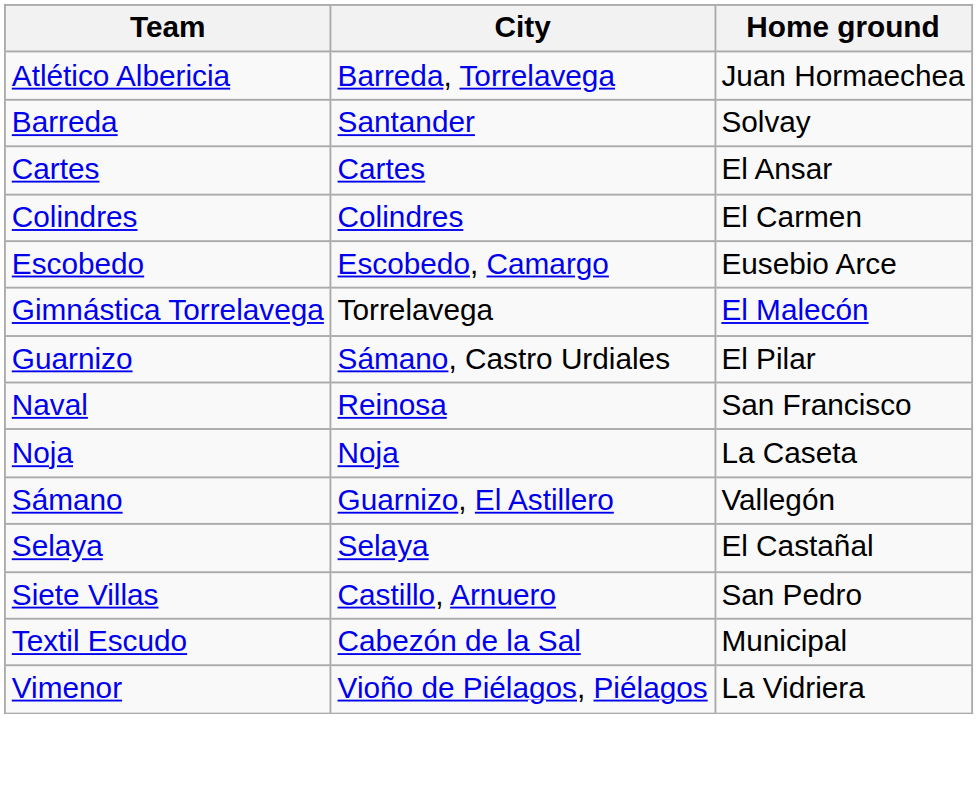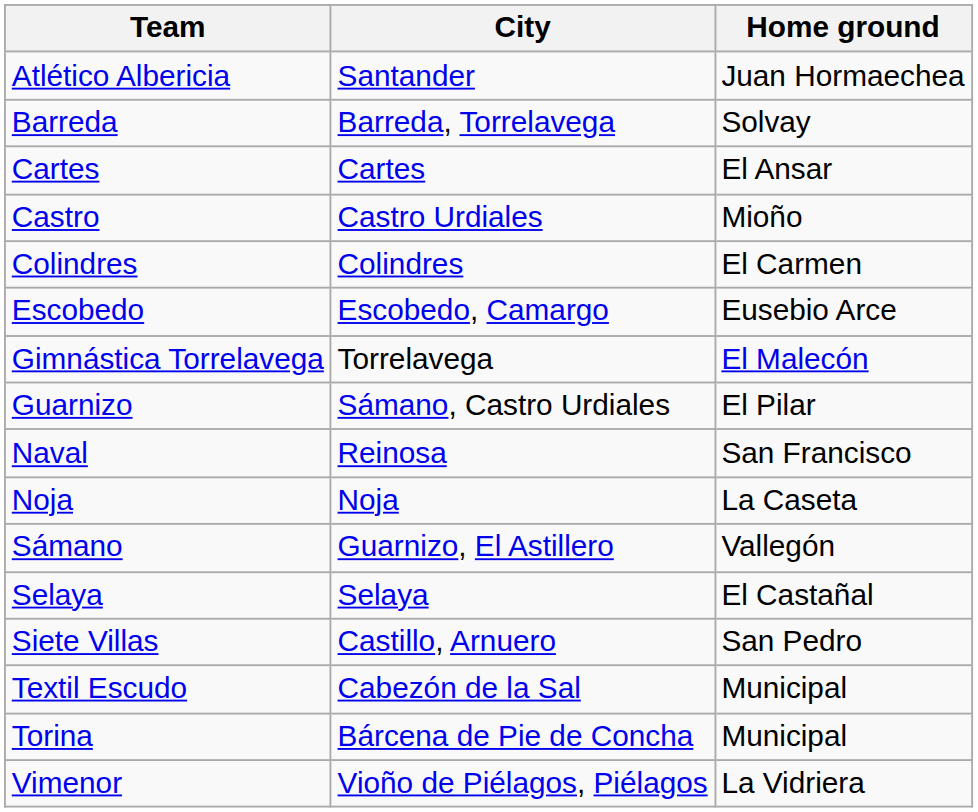(476, 75) Barreda, Torrelavega -> (406, 75) Santander
(406, 122) Santander -> (476, 122) Barreda, Torrelavega
+ row: (56, 216)
+ row: (52, 736)
